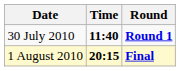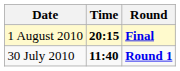rows swapped: (41, 35) <-> (45, 55)
